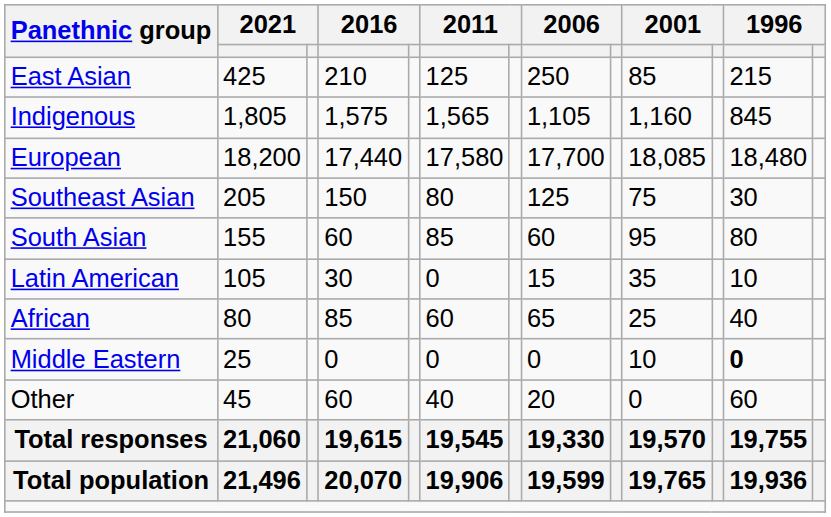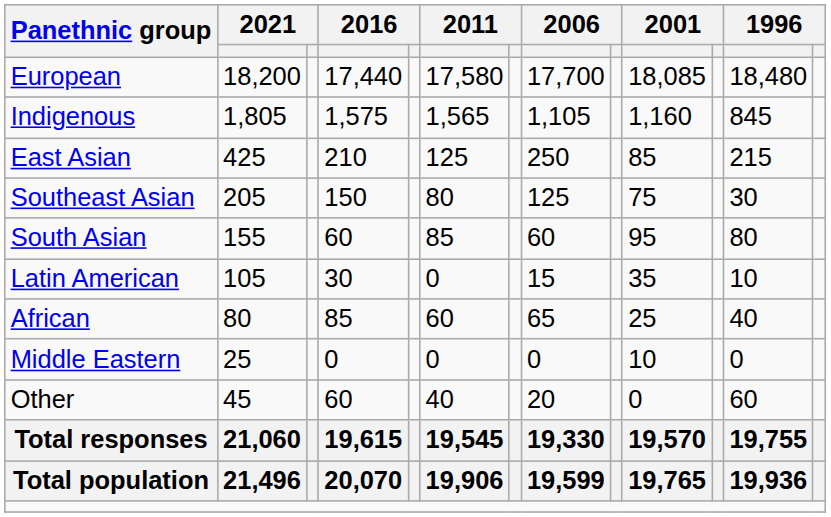rows swapped: (66, 157) <-> (71, 76)
(736, 359) bold -> (736, 359) normal
